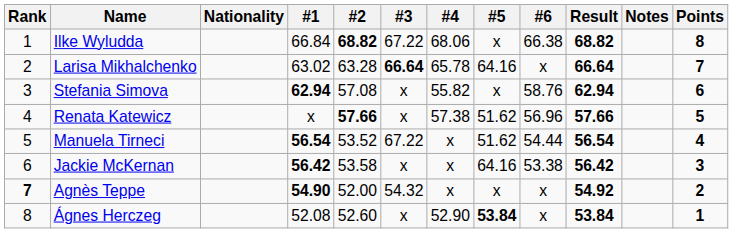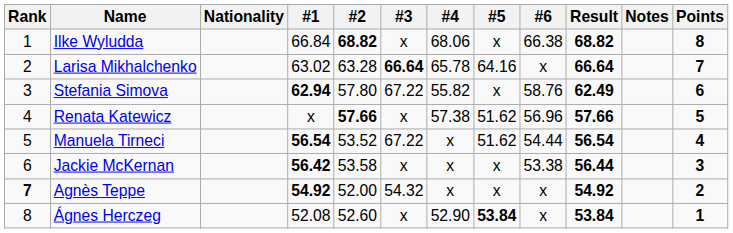(404, 41) 67.22 -> (404, 41) x
(357, 91) 57.08 -> (357, 91) 57.80
(404, 91) x -> (404, 91) 67.22
(594, 91) 62.94 -> (594, 91) 62.49
(497, 166) 64.16 -> (497, 166) x
(594, 166) 56.42 -> (594, 166) 56.44
(311, 191) 54.90 -> (311, 191) 54.92
